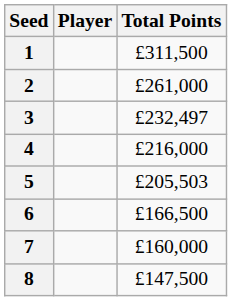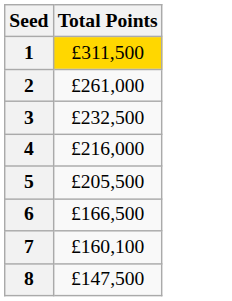- column: (85, 20)
(171, 52) no background -> (108, 52) gold background
(171, 117) £232,497 -> (108, 117) £232,500
(171, 181) £205,503 -> (108, 181) £205,500
(171, 246) £160,000 -> (108, 246) £160,100
